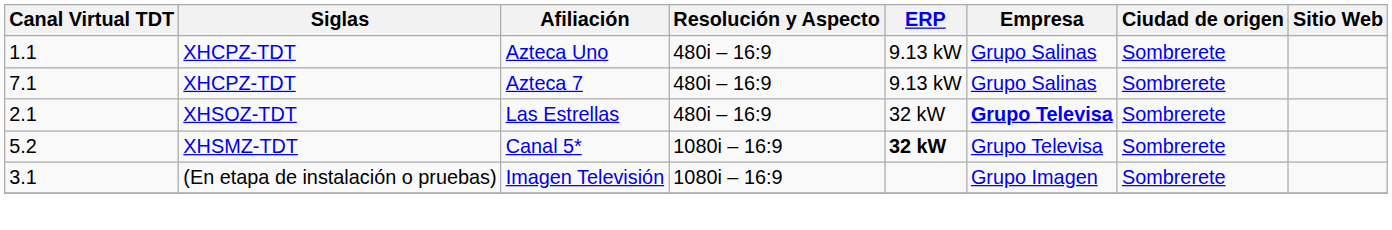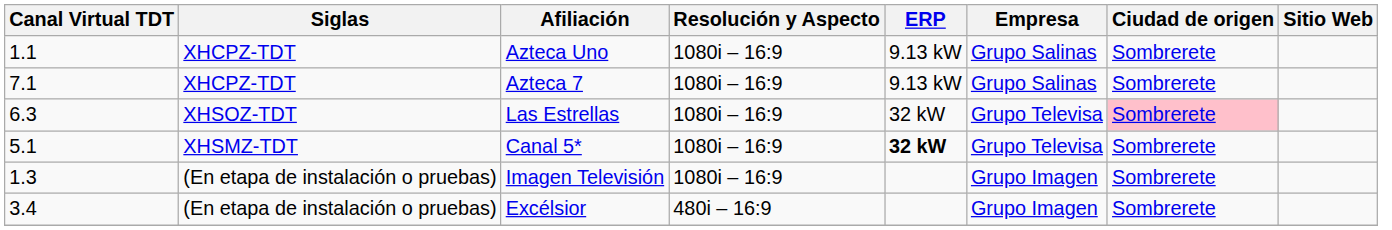(722, 51) 480i – 16:9 -> (728, 51) 1080i – 16:9
(722, 83) 480i – 16:9 -> (728, 83) 1080i – 16:9
(23, 114) 2.1 -> (23, 114) 6.3
(722, 114) 480i – 16:9 -> (728, 114) 1080i – 16:9
(1042, 114) bold -> (1037, 114) normal
(1174, 114) no background -> (1164, 114) pink background
(23, 146) 5.2 -> (23, 146) 5.1
(23, 177) 3.1 -> (23, 177) 1.3
+ row: (546, 209)
